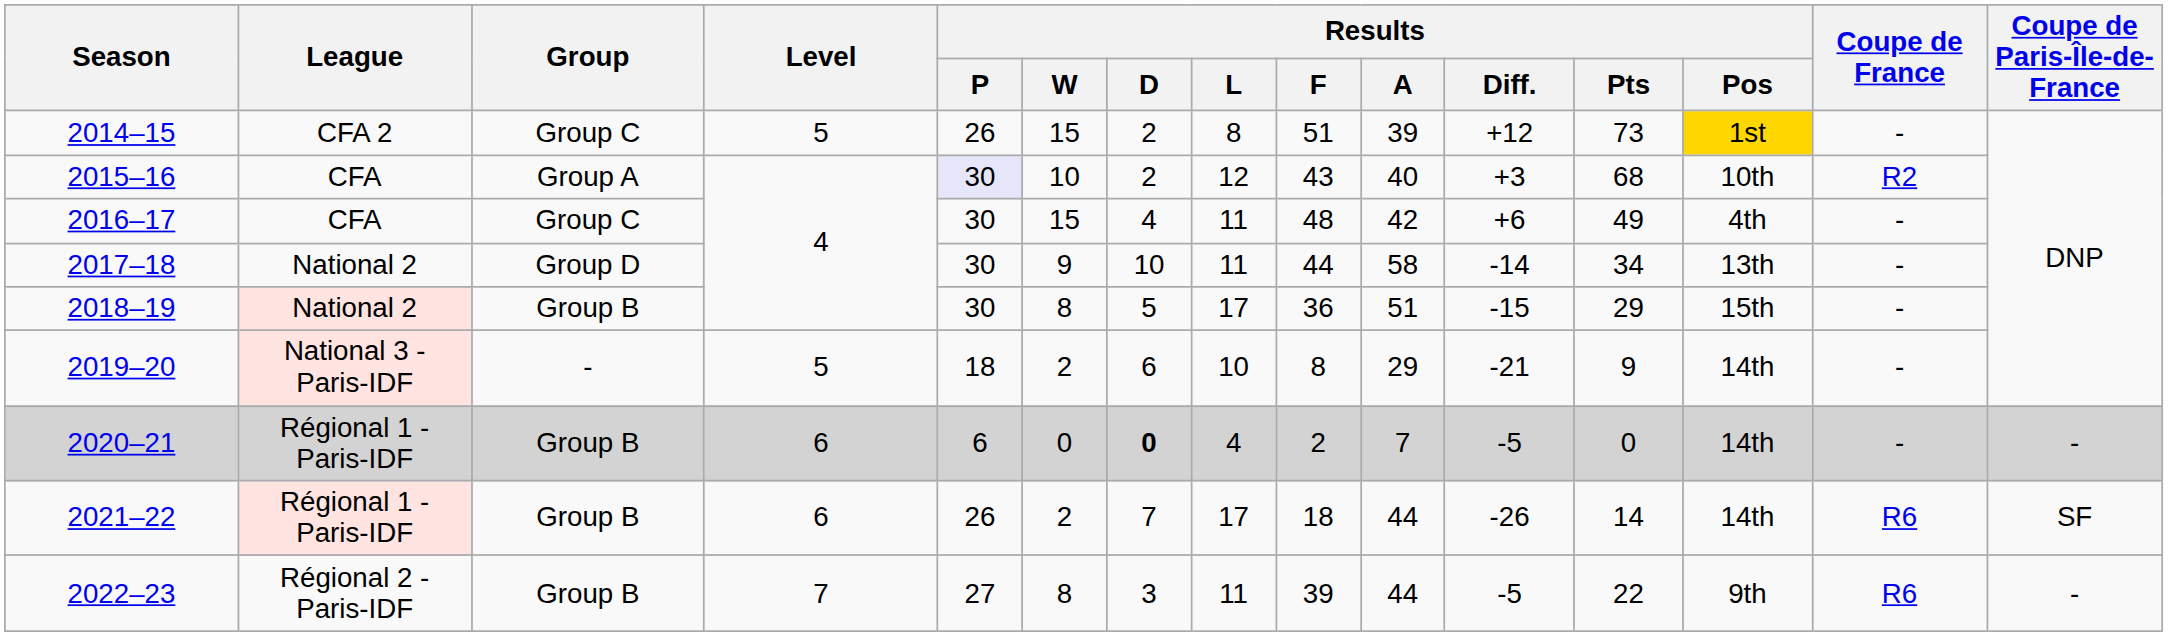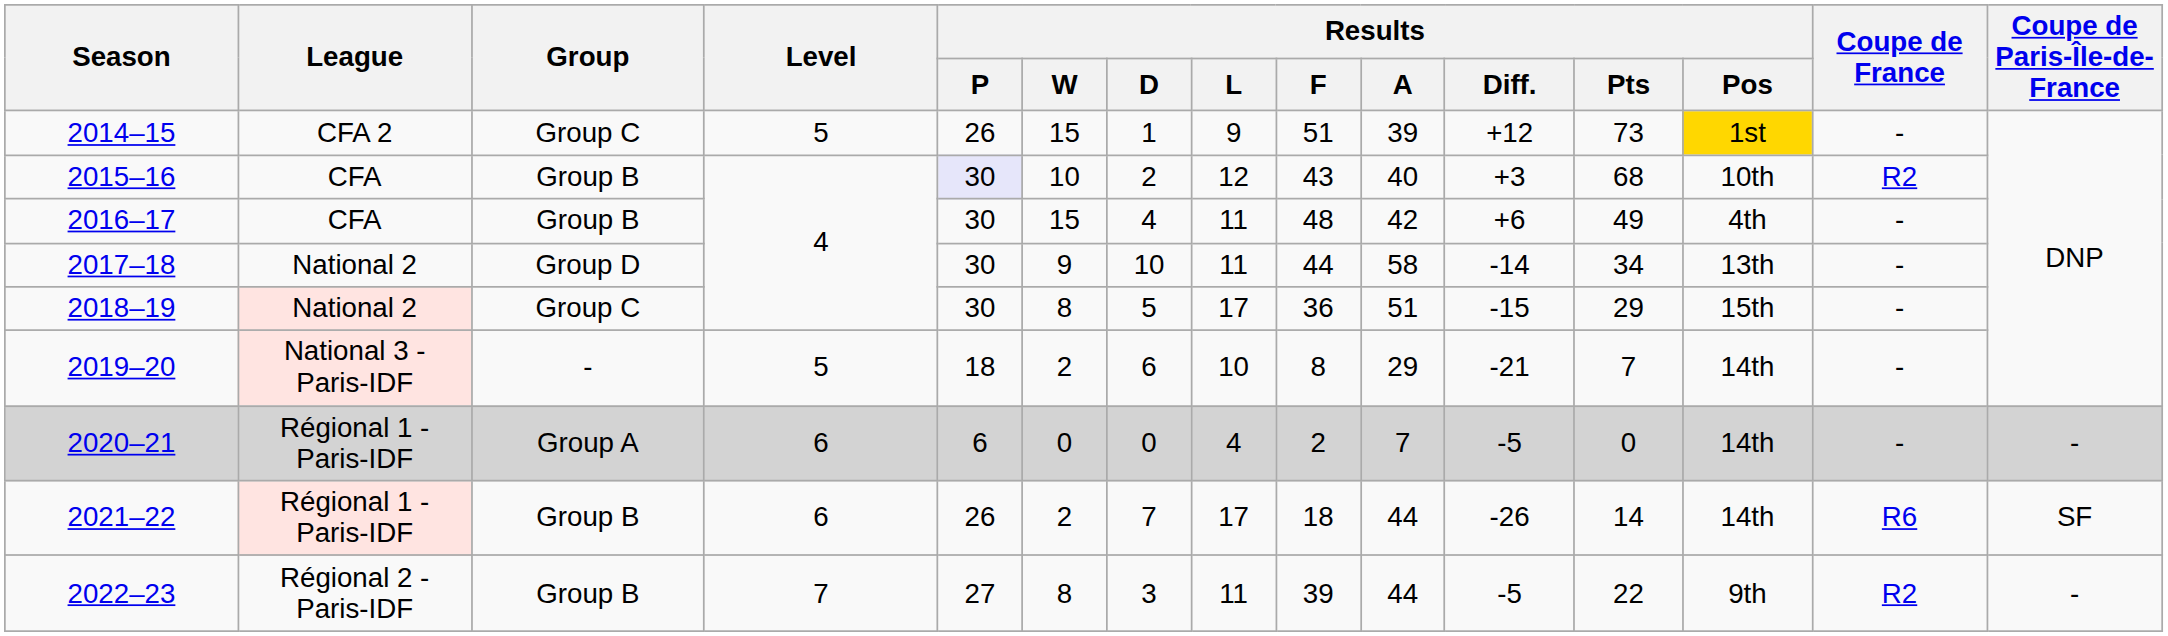(1149, 132) 2 -> (1149, 132) 1
(1234, 132) 8 -> (1234, 132) 9
(588, 176) Group A -> (588, 176) Group B
(588, 220) Group C -> (588, 220) Group B
(588, 308) Group B -> (588, 308) Group C
(1628, 367) 9 -> (1628, 367) 7
(588, 442) Group B -> (588, 442) Group A
(1149, 442) bold -> (1149, 442) normal
(1900, 592) R6 -> (1900, 592) R2
